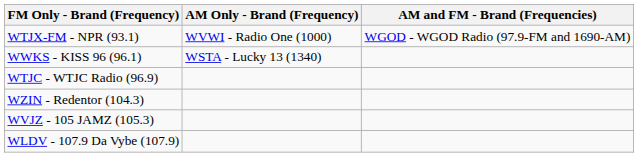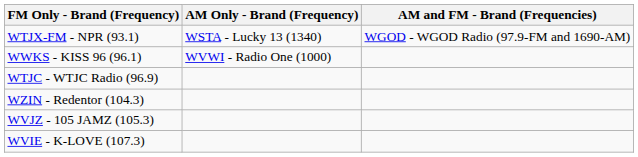(258, 36) WVWI - Radio One (1000) -> (253, 36) WSTA - Lucky 13 (1340)
(253, 57) WSTA - Lucky 13 (1340) -> (258, 57) WVWI - Radio One (1000)
+ row: (76, 141)
- row: (93, 141)
